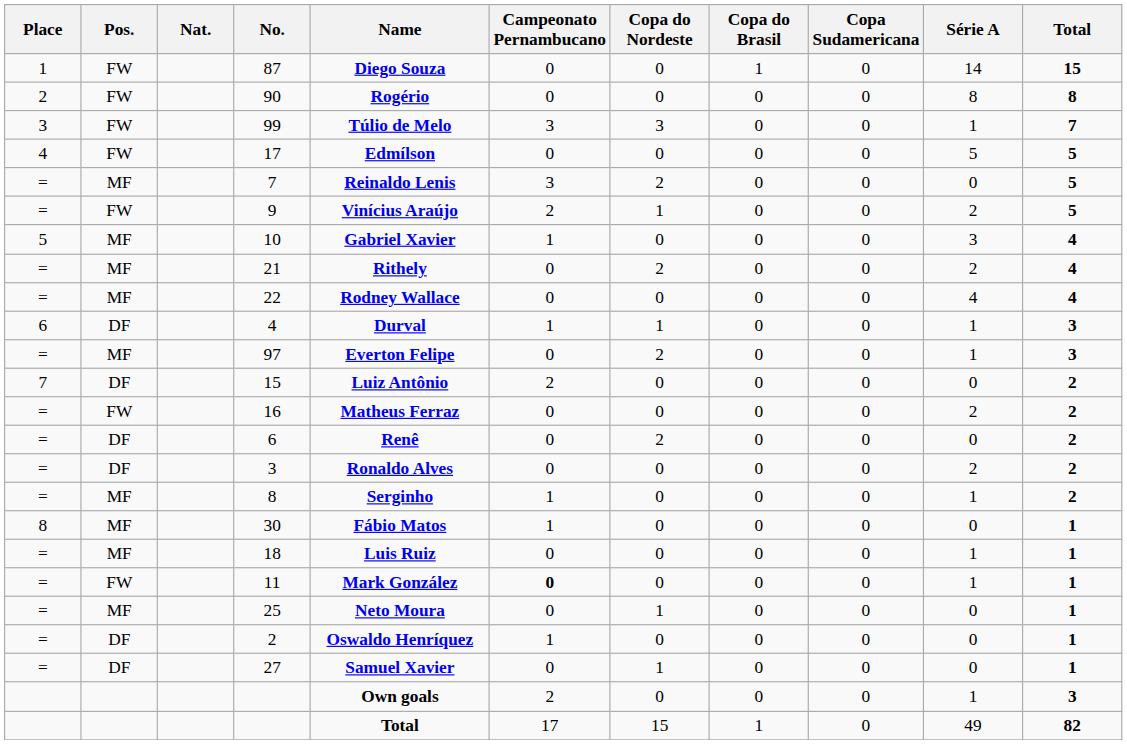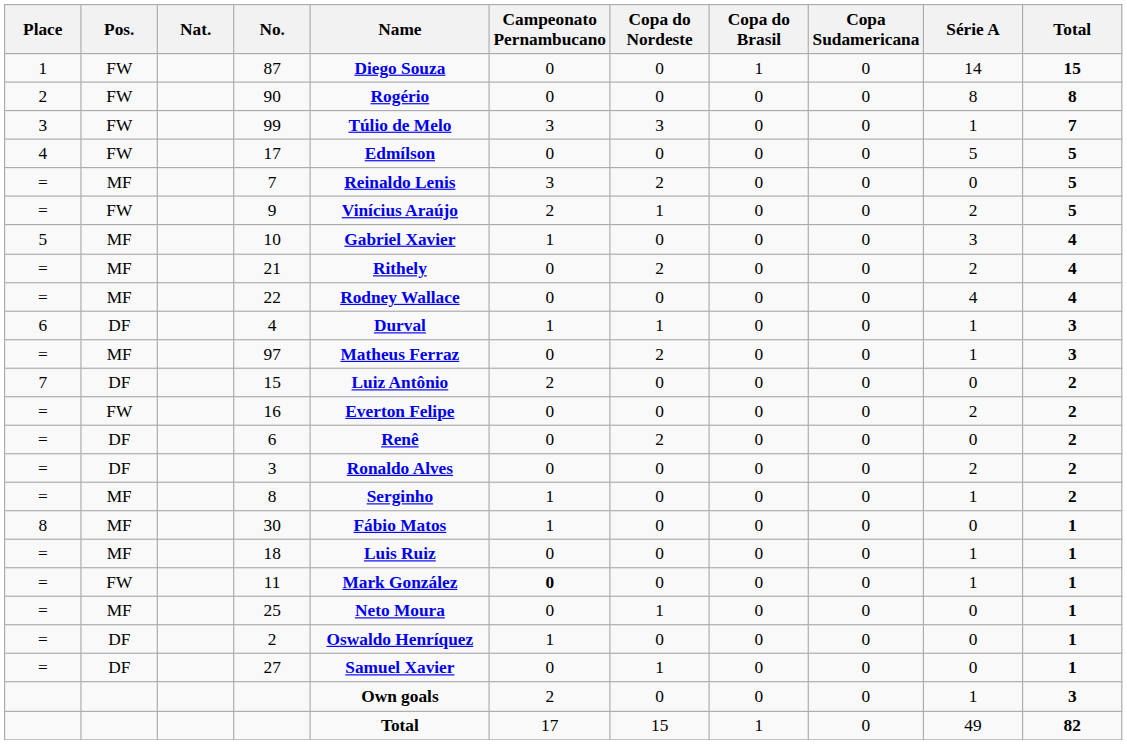(400, 353) Everton Felipe -> (400, 353) Matheus Ferraz
(400, 410) Matheus Ferraz -> (400, 410) Everton Felipe
